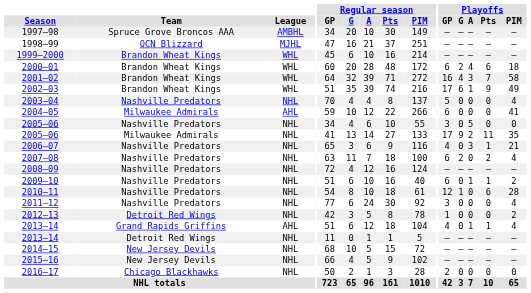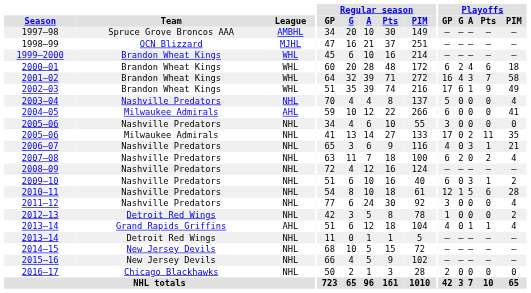(471, 124) 5 -> (471, 124) 0
(461, 135) 9 -> (461, 135) 0
(471, 181) 1 -> (471, 181) 3
(471, 192) 0 -> (471, 192) 5
